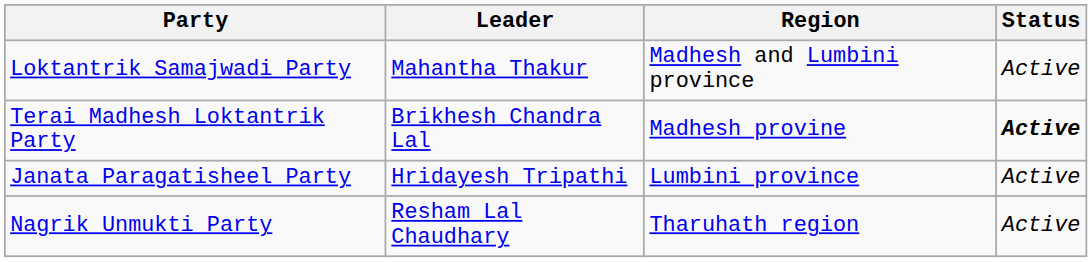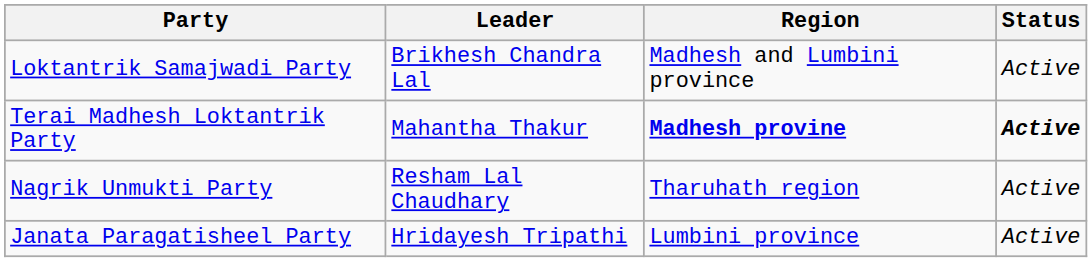(490, 71) Mahantha Thakur -> (496, 71) Brikhesh Chandra Lal
(496, 131) Brikhesh Chandra Lal -> (490, 131) Mahantha Thakur
(748, 131) normal -> (748, 131) bold
rows swapped: (181, 178) <-> (141, 226)
